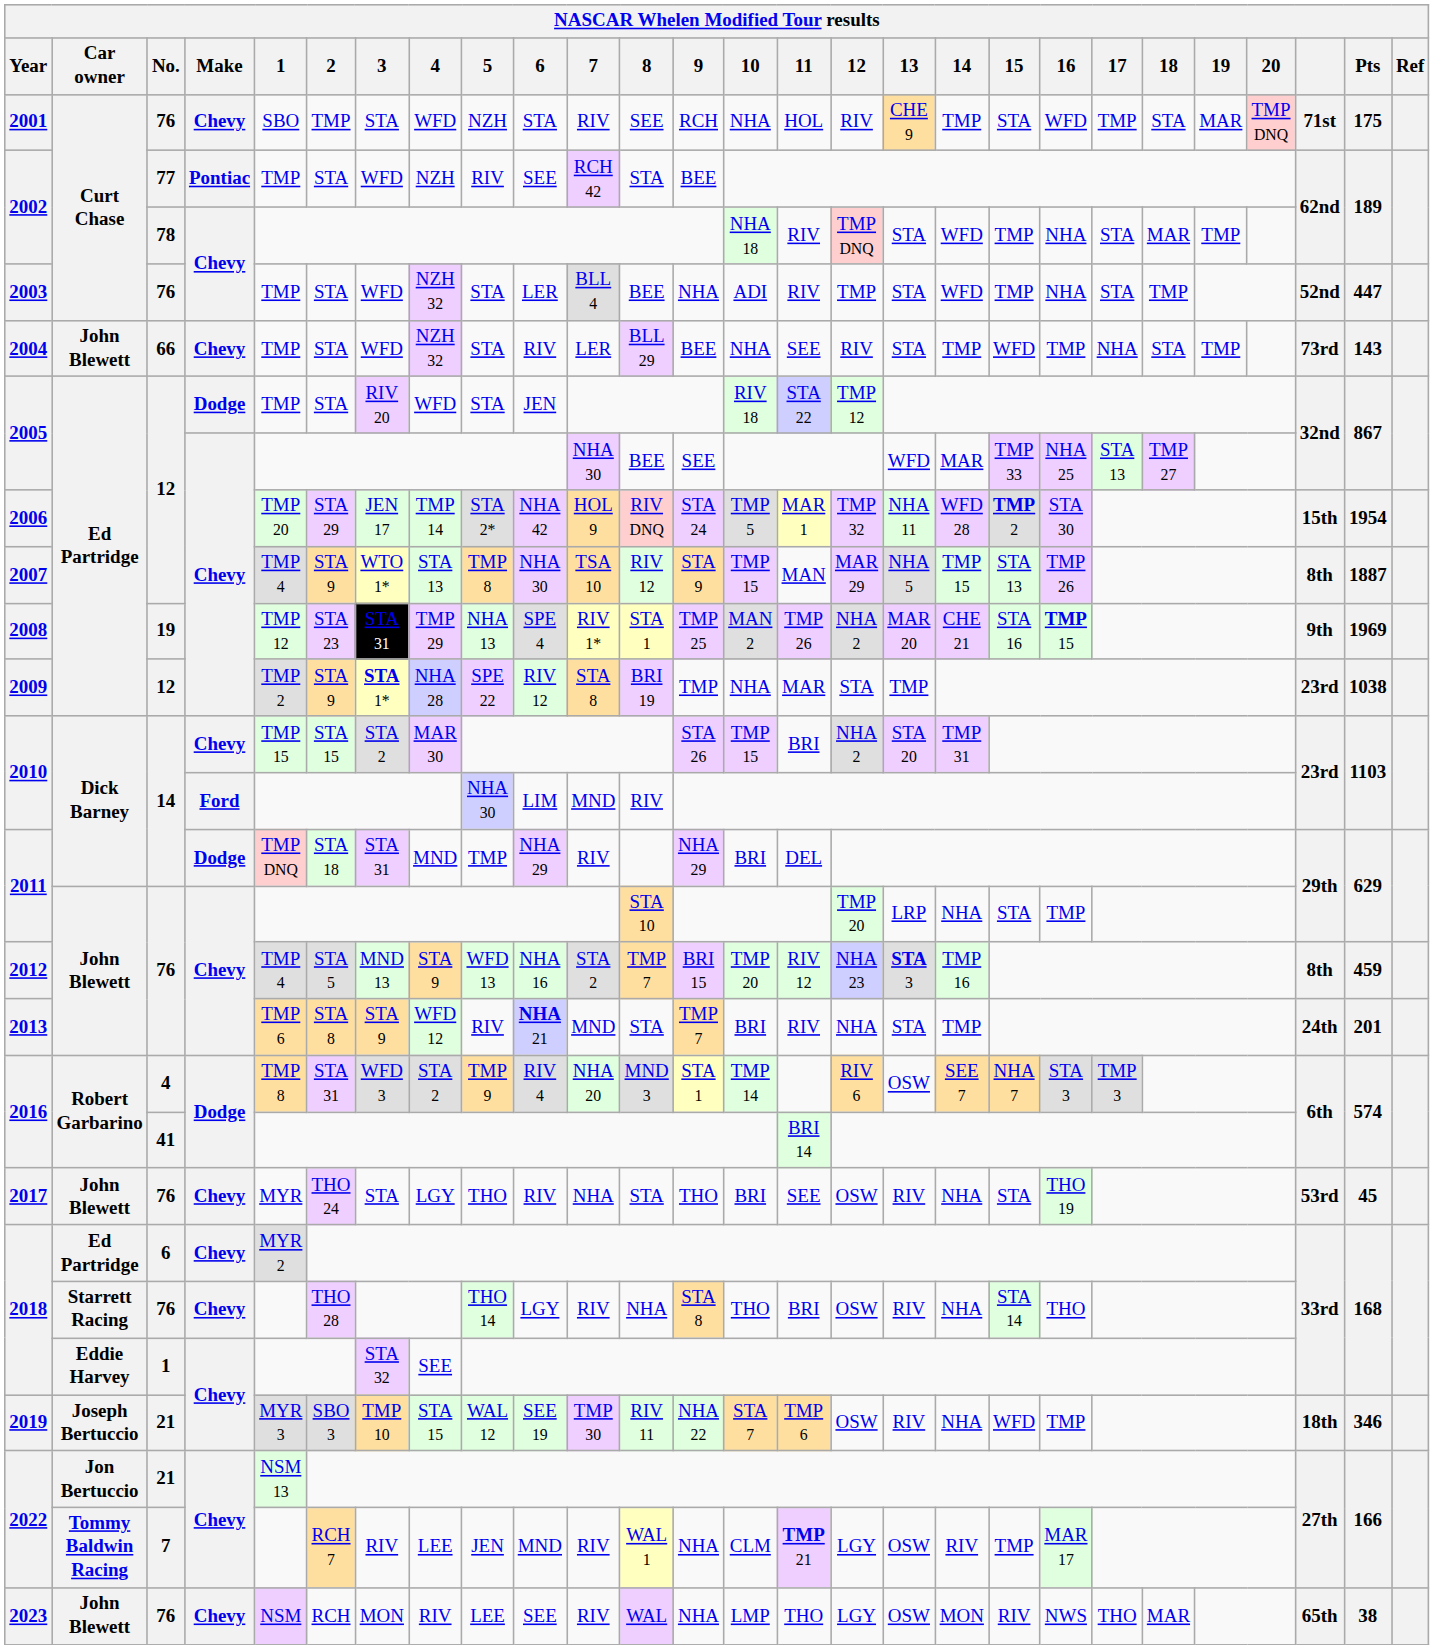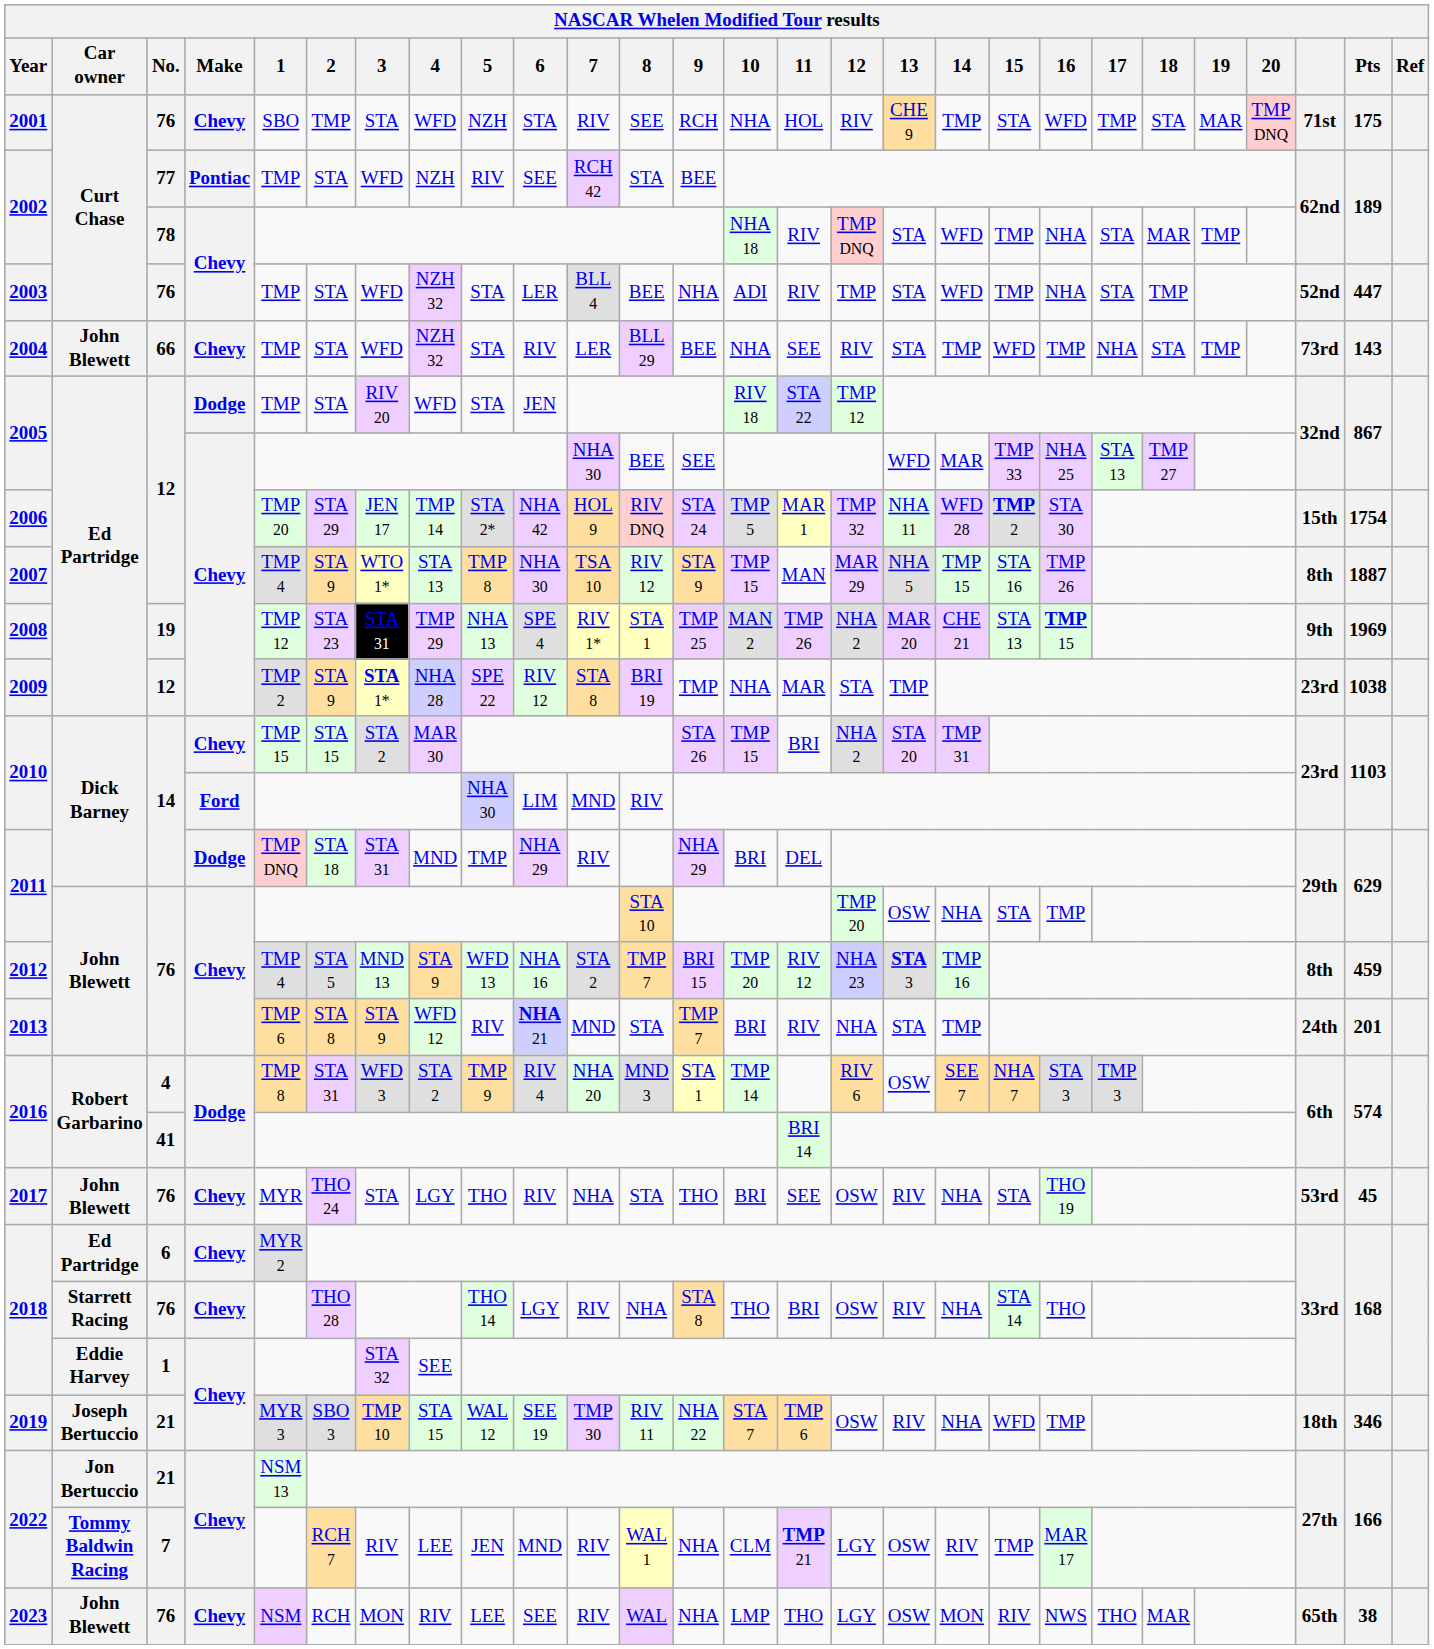(1368, 517) 1954 -> (1368, 517) 1754
(1014, 573) STA 13 -> (1014, 573) STA 16
(1014, 630) STA 16 -> (1014, 630) STA 13
(909, 913) LRP -> (909, 913) OSW
